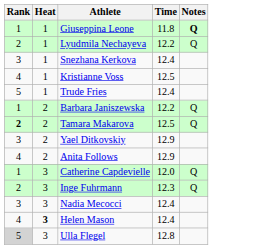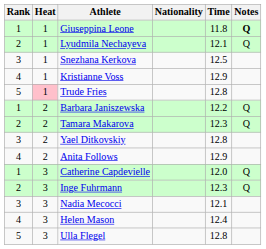+ column: (179, 12)
(166, 44) 12.2 -> (219, 44) 12.1
(166, 60) 12.4 -> (219, 60) 12.5
(166, 76) 12.5 -> (219, 76) 12.9
(45, 92) no background -> (45, 92) pink background
(166, 92) 12.4 -> (219, 92) 12.8
(18, 124) bold -> (18, 124) normal
(166, 124) 12.5 -> (219, 124) 12.3
(166, 140) 12.9 -> (219, 140) 12.8
(166, 204) 12.4 -> (219, 204) 12.1
(45, 220) bold -> (45, 220) normal
(18, 236) lightgrey background -> (18, 236) no background
